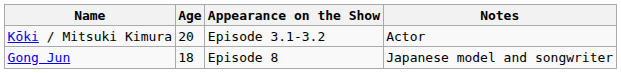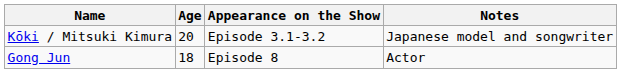(406, 36) Actor -> (500, 36) Japanese model and songwriter
(500, 57) Japanese model and songwriter -> (406, 57) Actor
